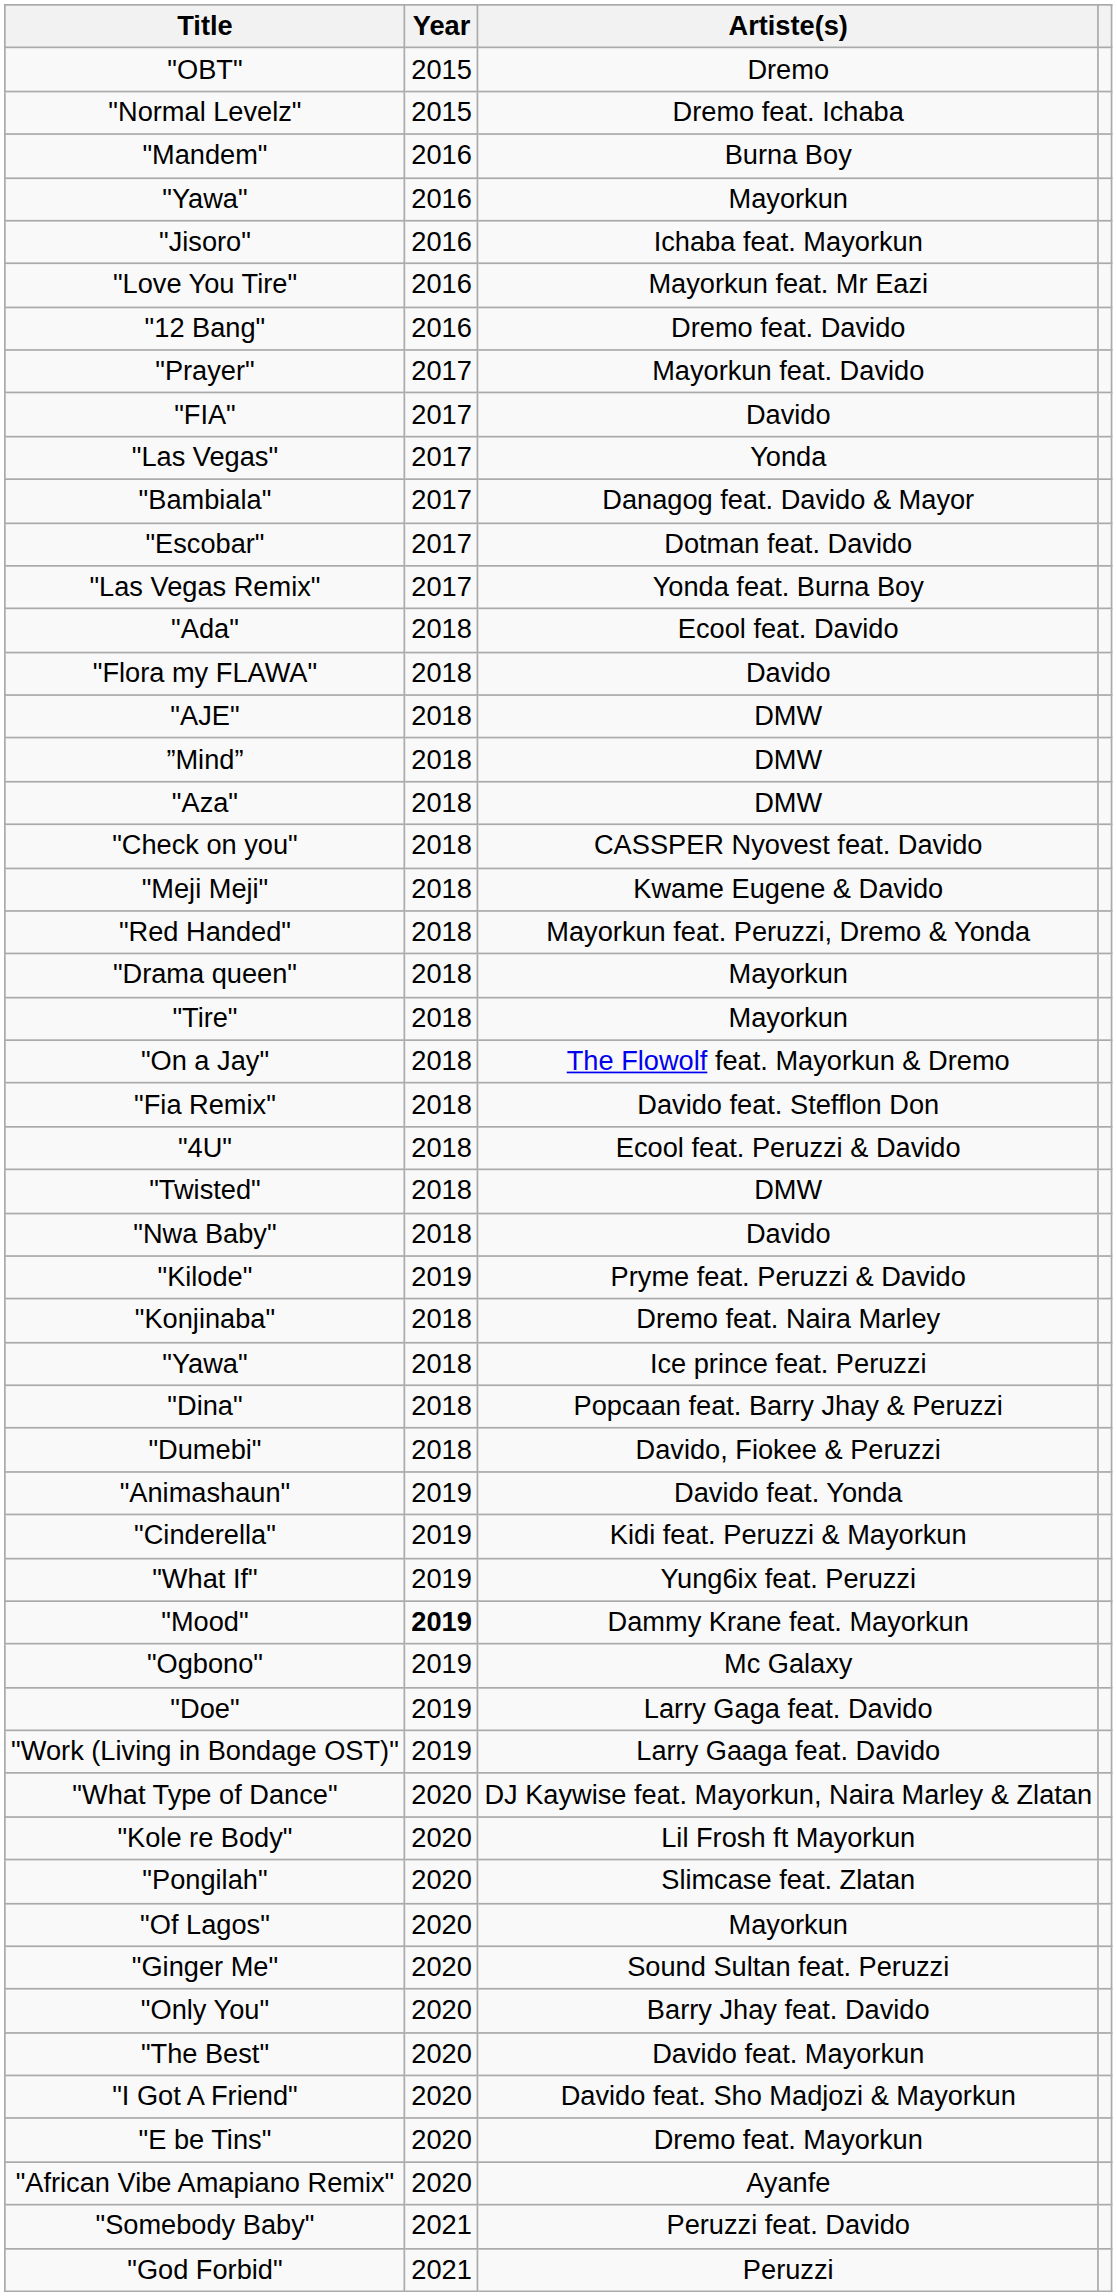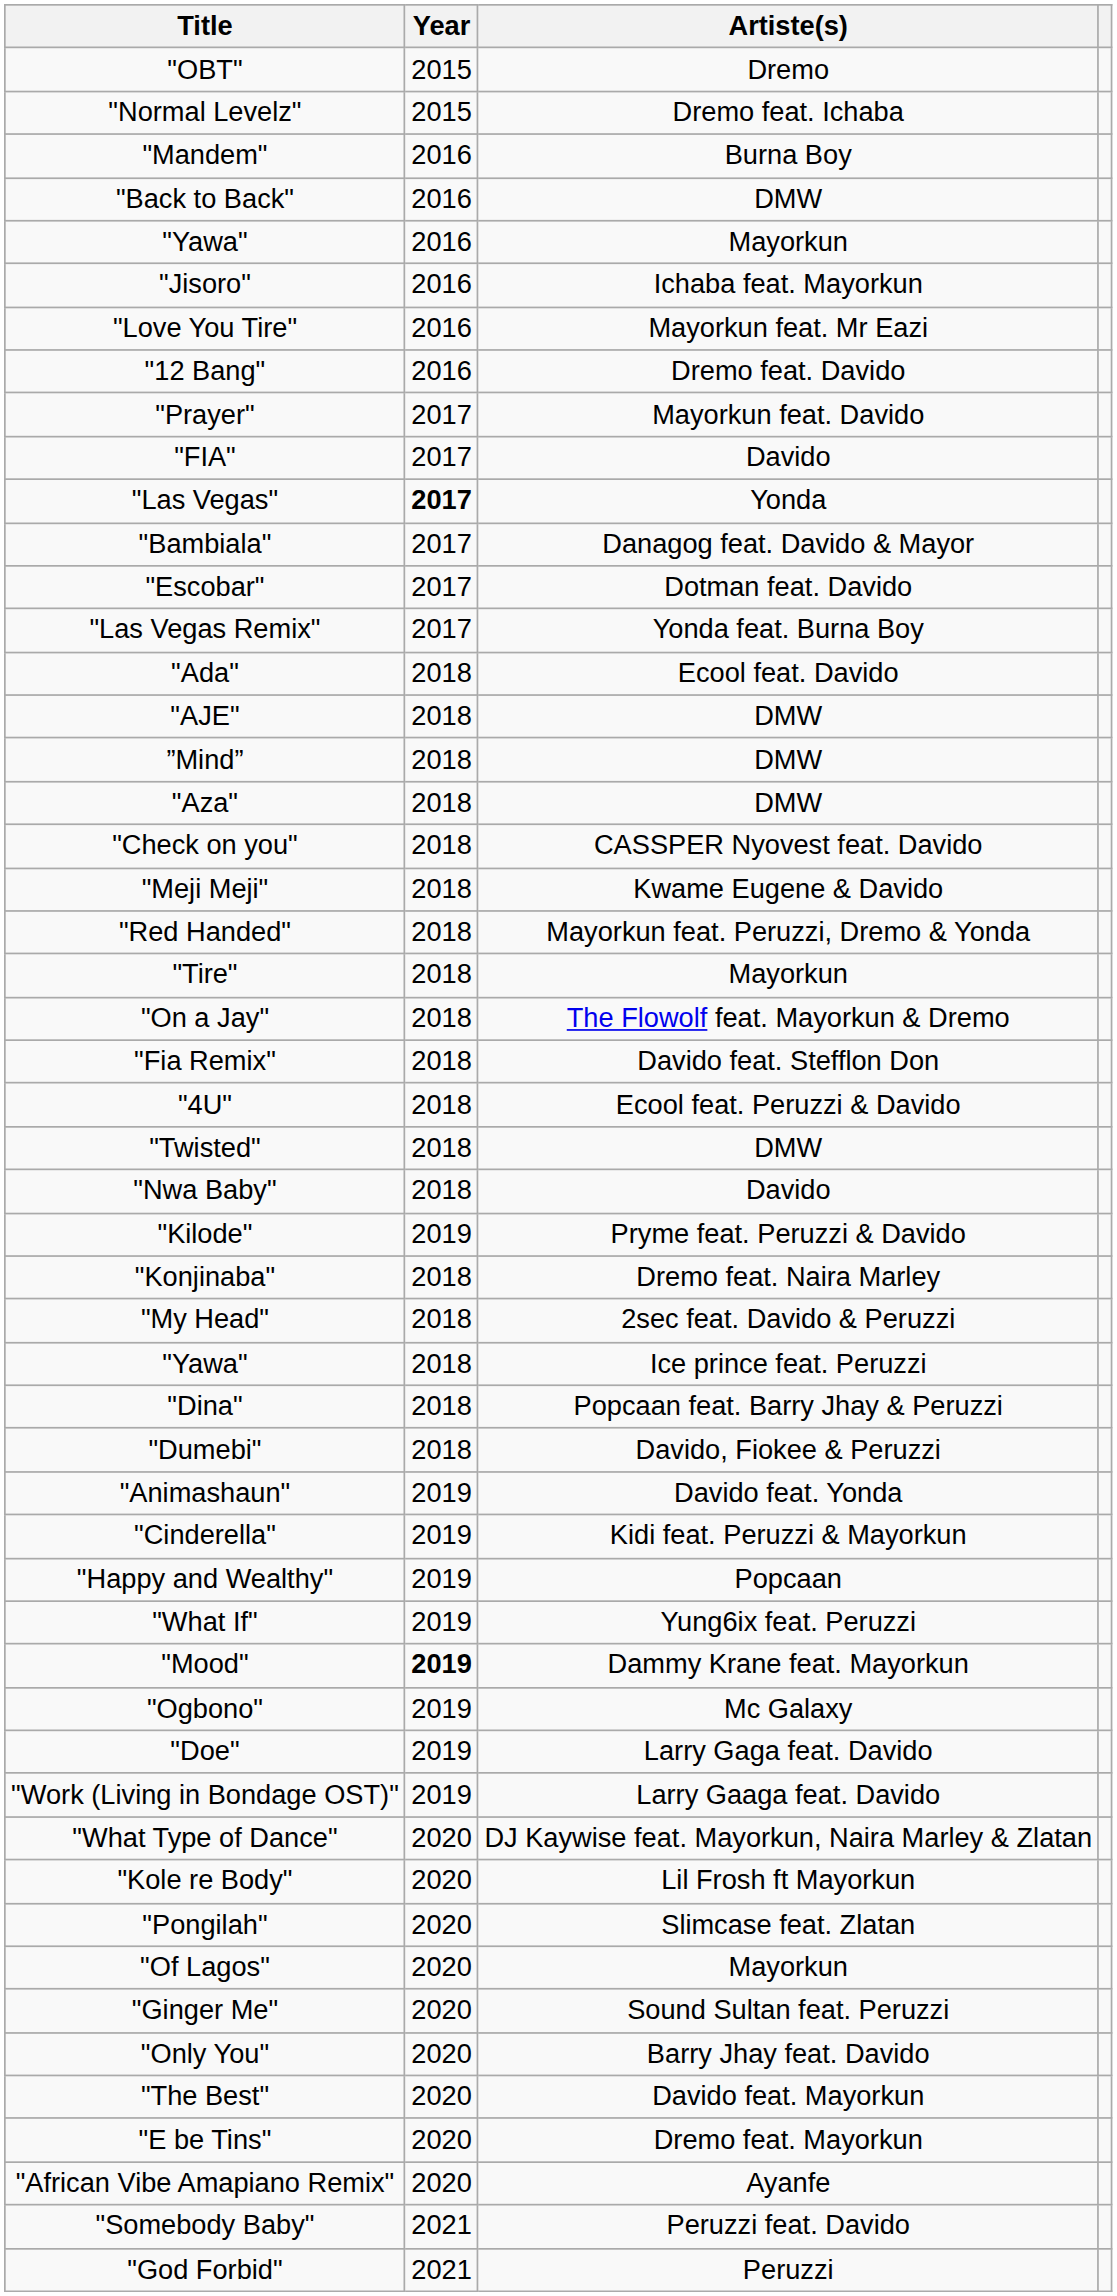+ row: (205, 198)
(442, 457) normal -> (442, 500) bold
- row: (205, 673)
- row: (205, 975)
+ row: (205, 1320)
+ row: (205, 1579)
- row: (205, 2096)
